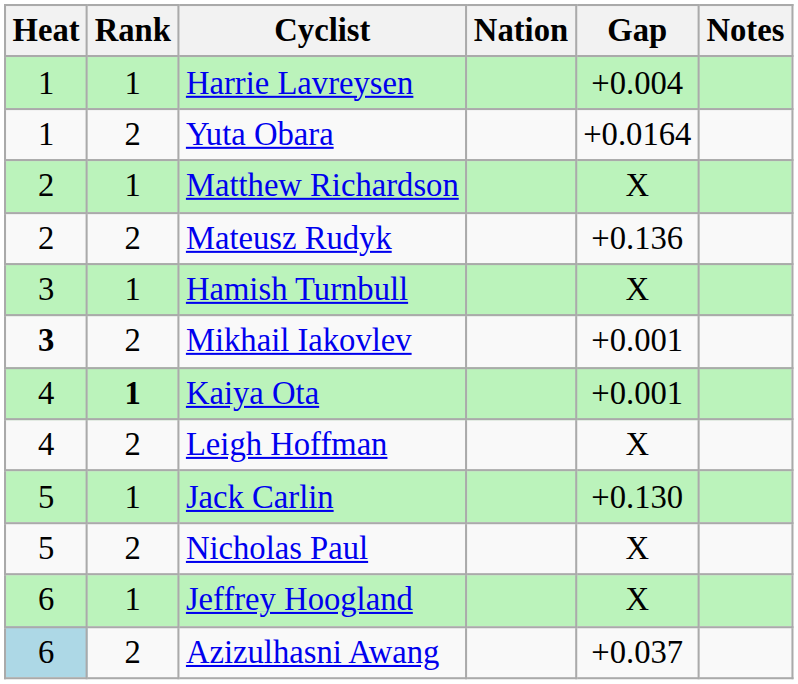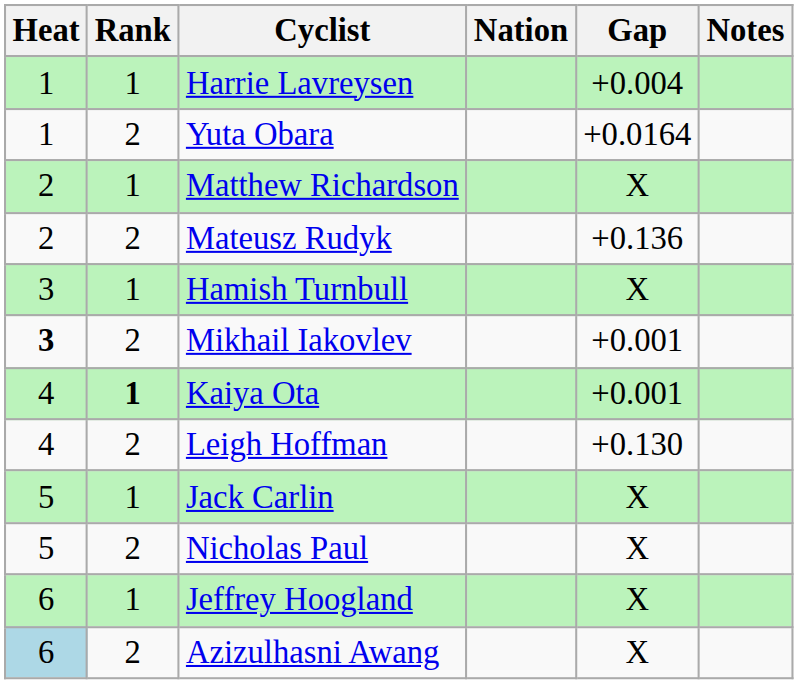(637, 444) X -> (637, 444) +0.130
(637, 496) +0.130 -> (637, 496) X
(637, 651) +0.037 -> (637, 651) X
